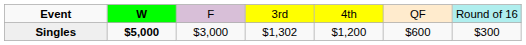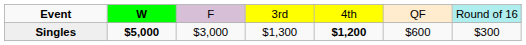(280, 32) $1,302 -> (280, 32) $1,300
(349, 32) normal -> (349, 32) bold
